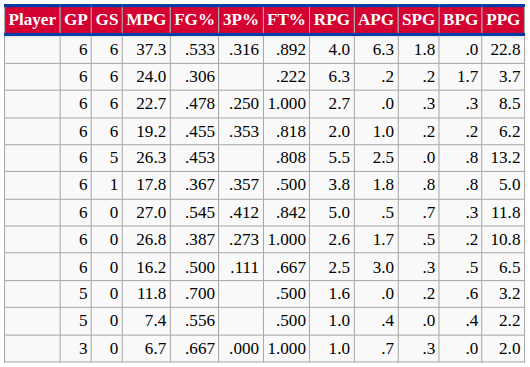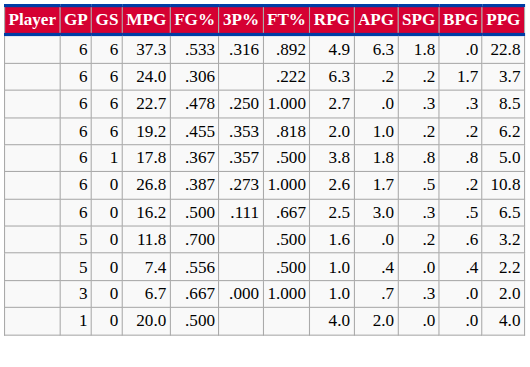(339, 49) 4.0 -> (339, 49) 4.9
- row: (151, 158)
- row: (151, 212)
+ row: (151, 321)
